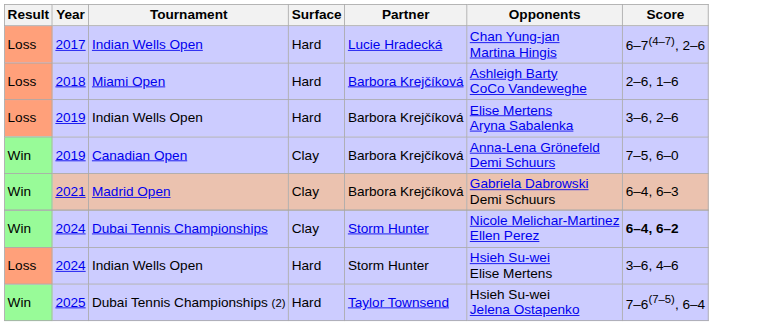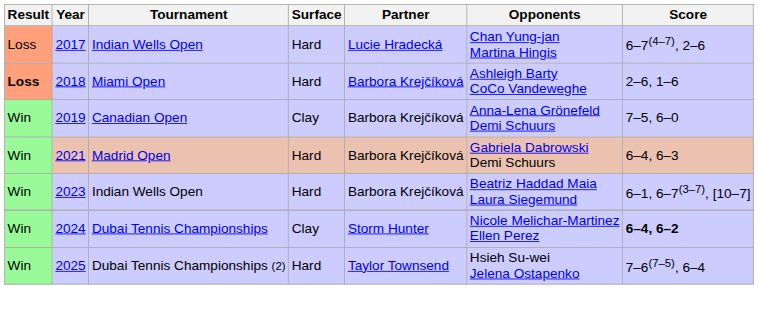(22, 81) normal -> (23, 81) bold
- row: (71, 118)
(305, 191) Clay -> (306, 155) Hard
+ row: (71, 191)
- row: (71, 265)
